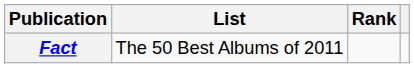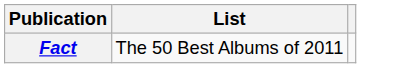- column: (374, 18)
